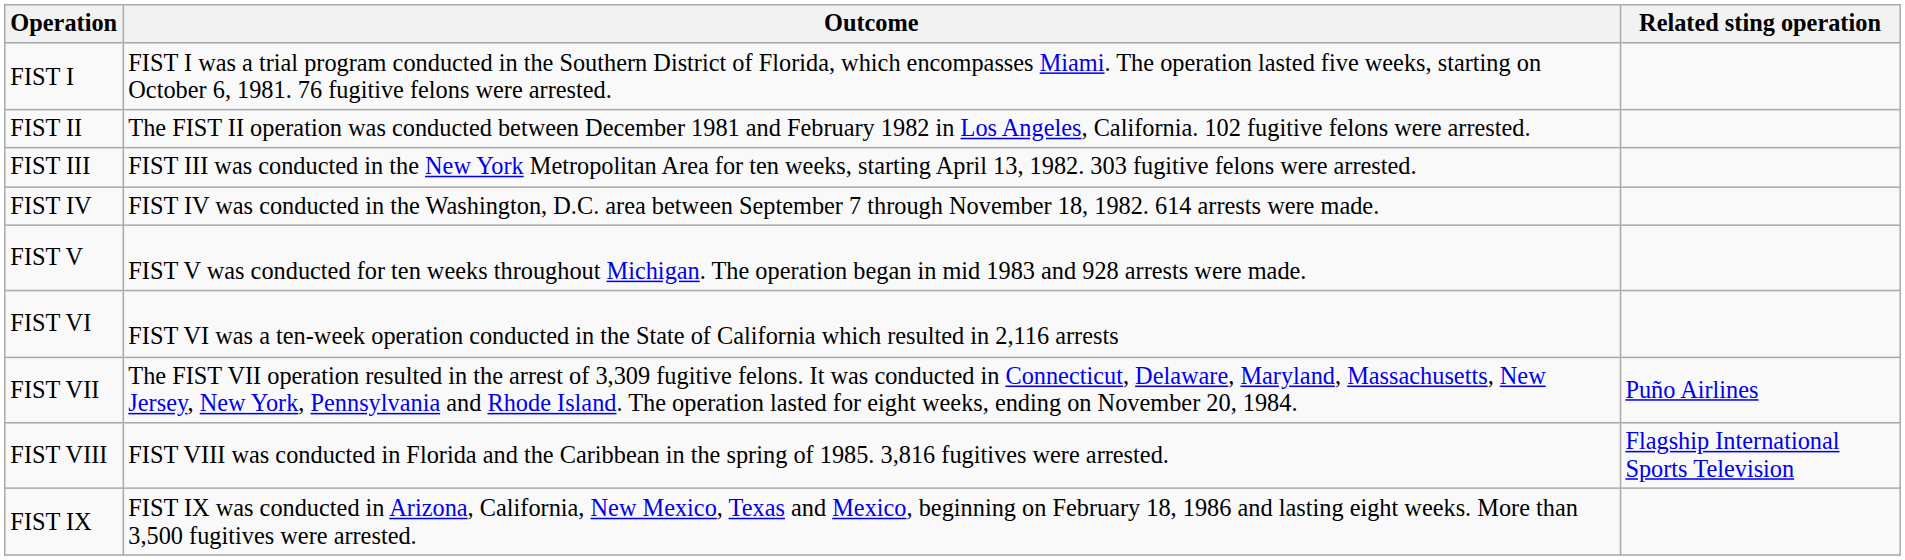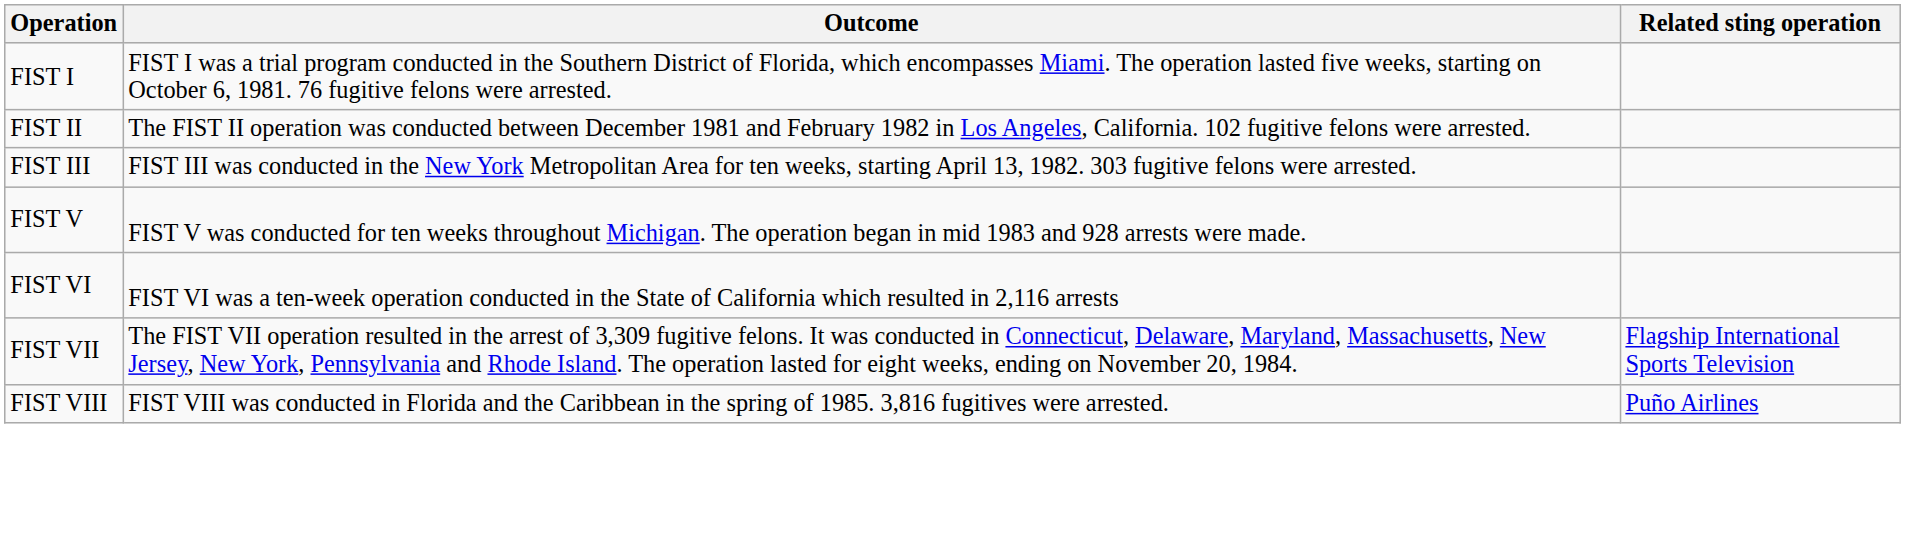- row: (51, 205)
(1692, 389) Puño Airlines -> (1732, 350) Flagship International Sports Television
(1732, 455) Flagship International Sports Television -> (1692, 403) Puño Airlines
- row: (51, 521)
